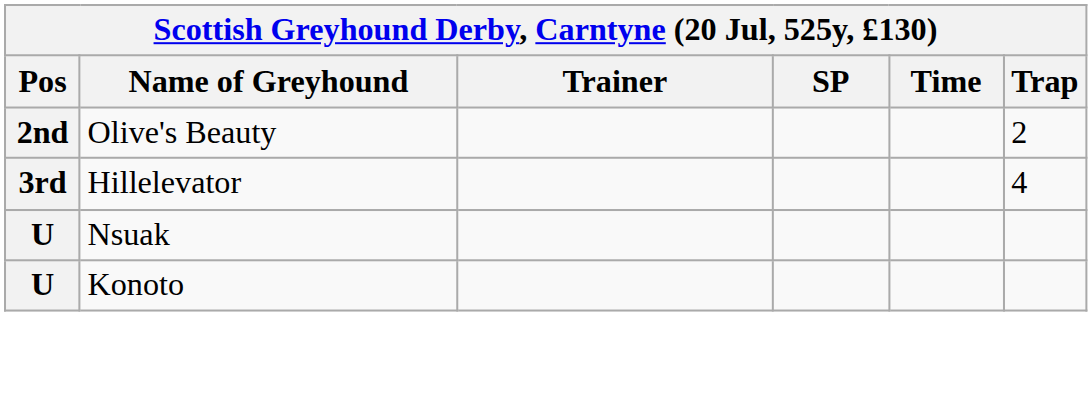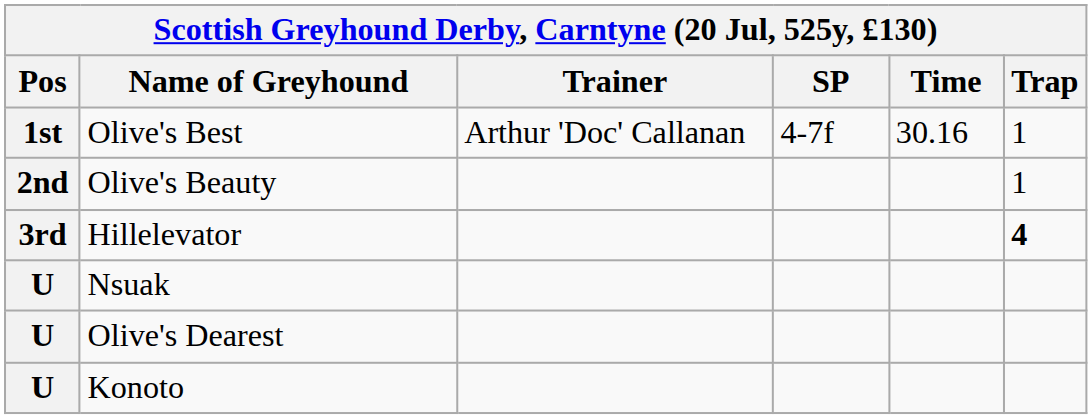+ row: (165, 132)
(1019, 132) 2 -> (1019, 183) 1
(1019, 183) normal -> (1019, 234) bold
+ row: (186, 336)
